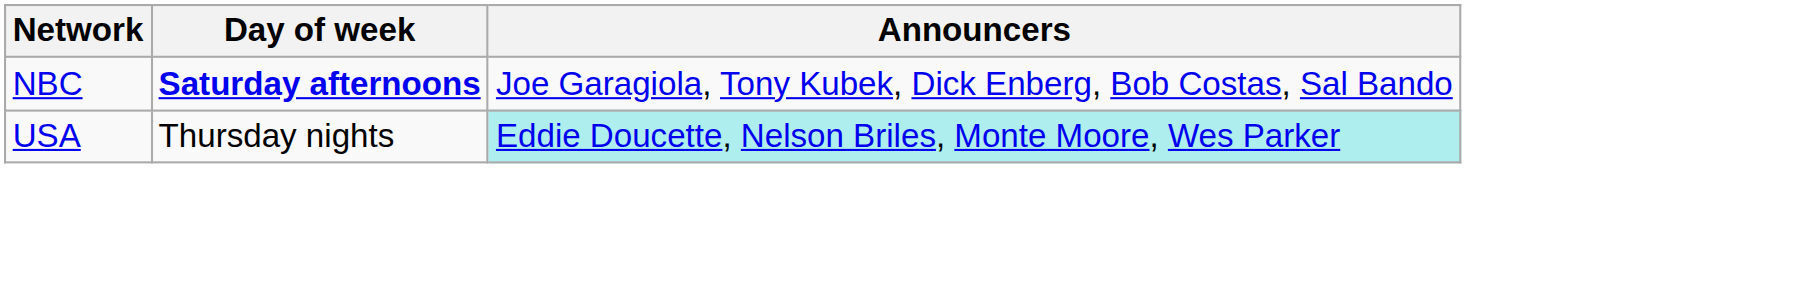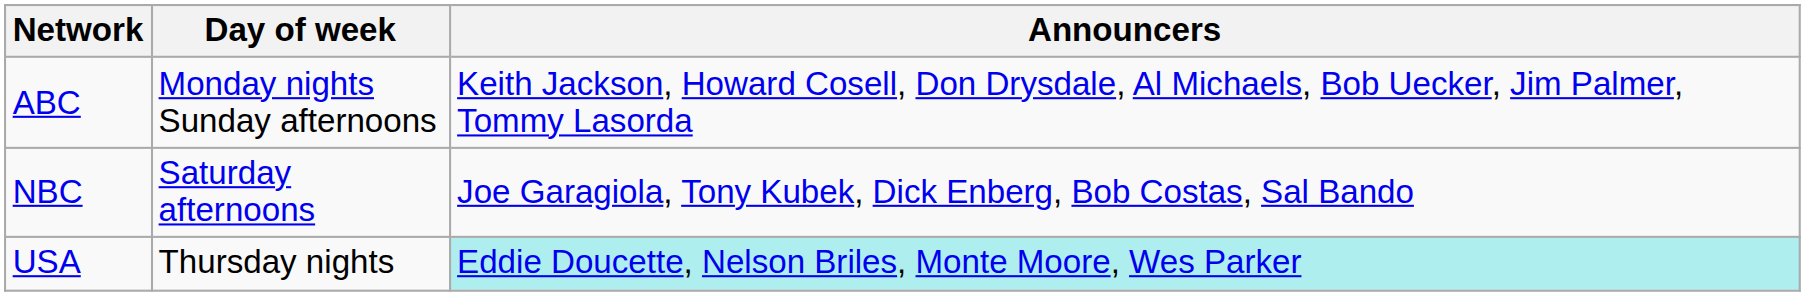+ row: (47, 101)
(320, 83) bold -> (237, 191) normal
